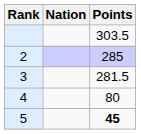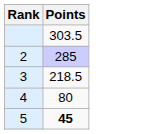- column: (66, 14)
(112, 77) 281.5 -> (66, 77) 218.5
